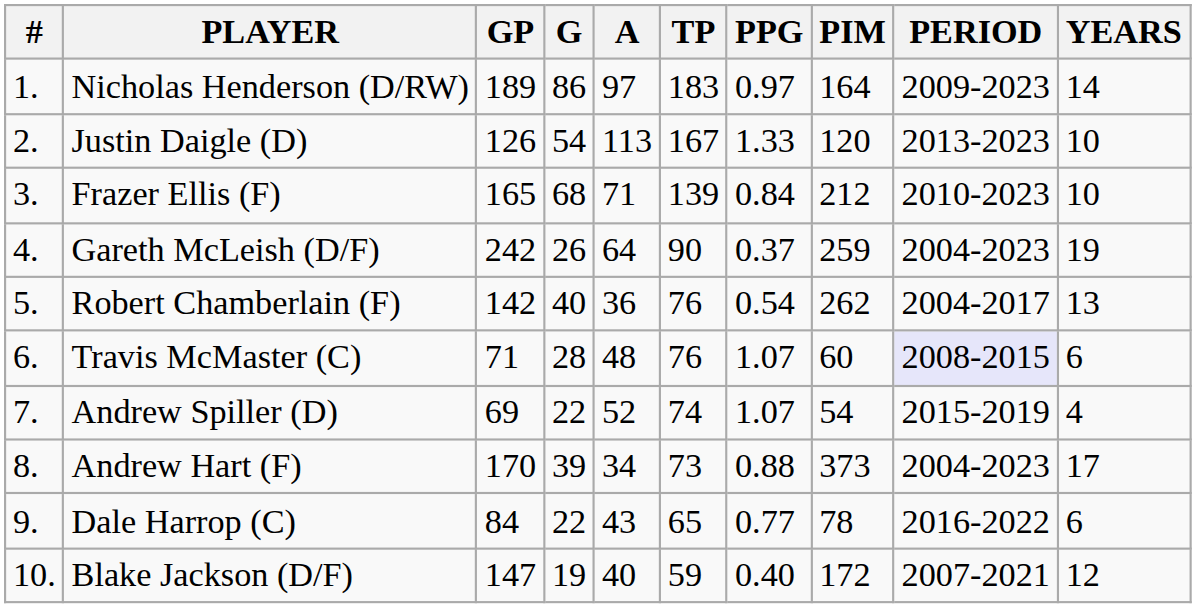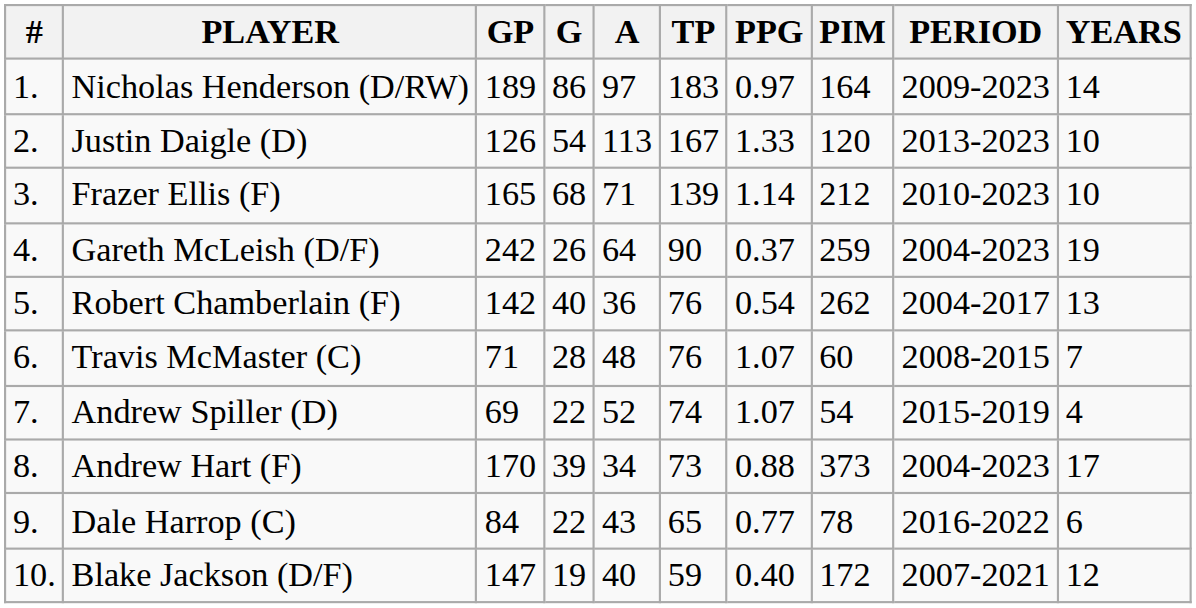(765, 194) 0.84 -> (765, 194) 1.14
(976, 357) lavender background -> (976, 357) no background
(1074, 357) 6 -> (1074, 357) 7
